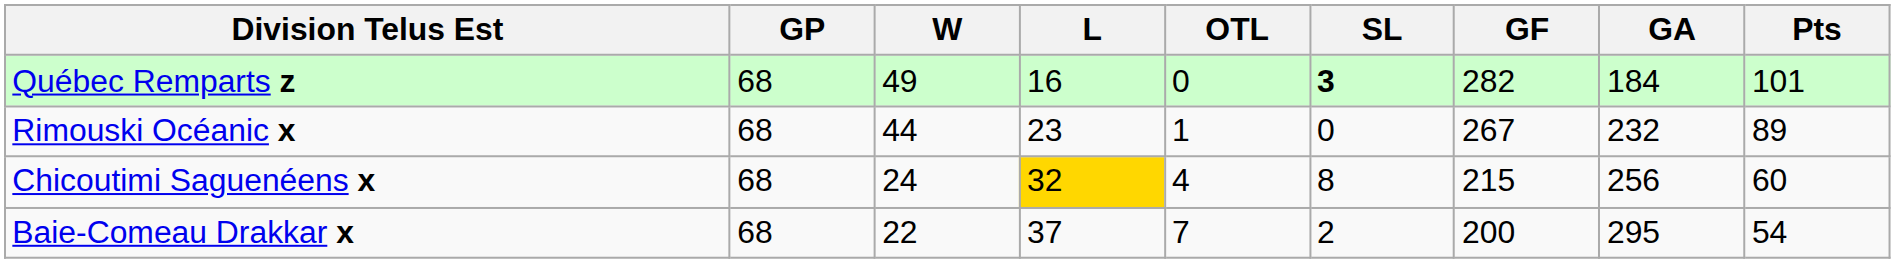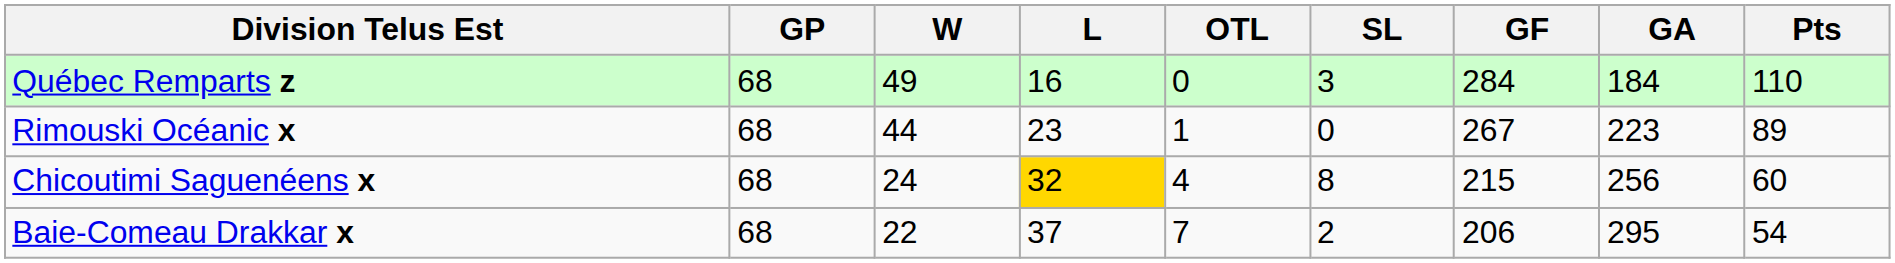(1326, 80) bold -> (1326, 80) normal
(1489, 80) 282 -> (1489, 80) 284
(1778, 80) 101 -> (1777, 80) 110
(1634, 130) 232 -> (1634, 130) 223
(1489, 231) 200 -> (1489, 231) 206
